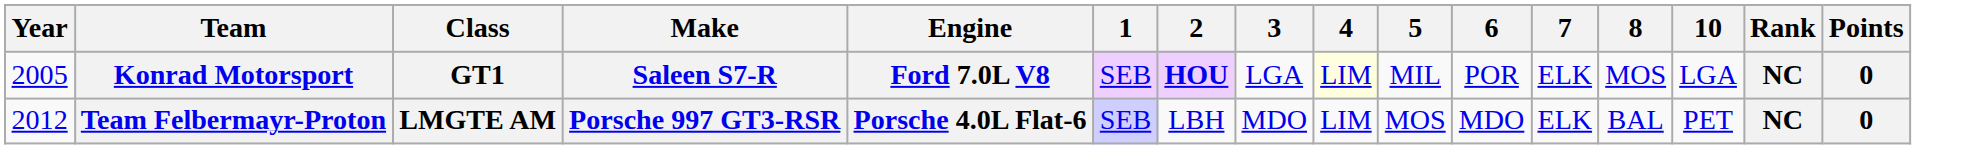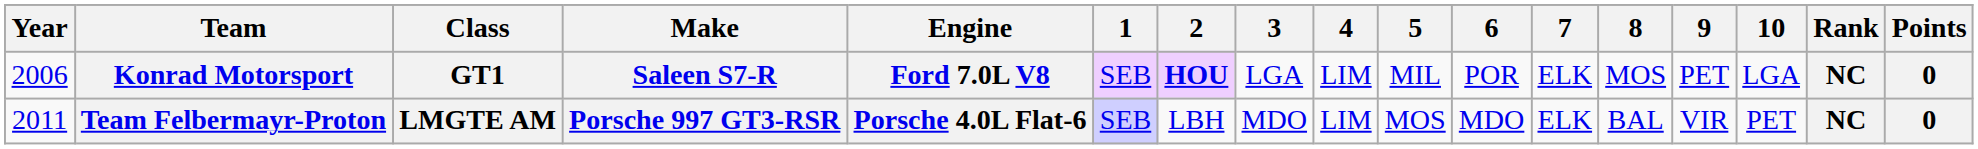+ column: (1704, 28)
(40, 74) 2005 -> (40, 74) 2006
(1346, 74) lightyellow background -> (1346, 74) no background
(40, 120) 2012 -> (40, 120) 2011
